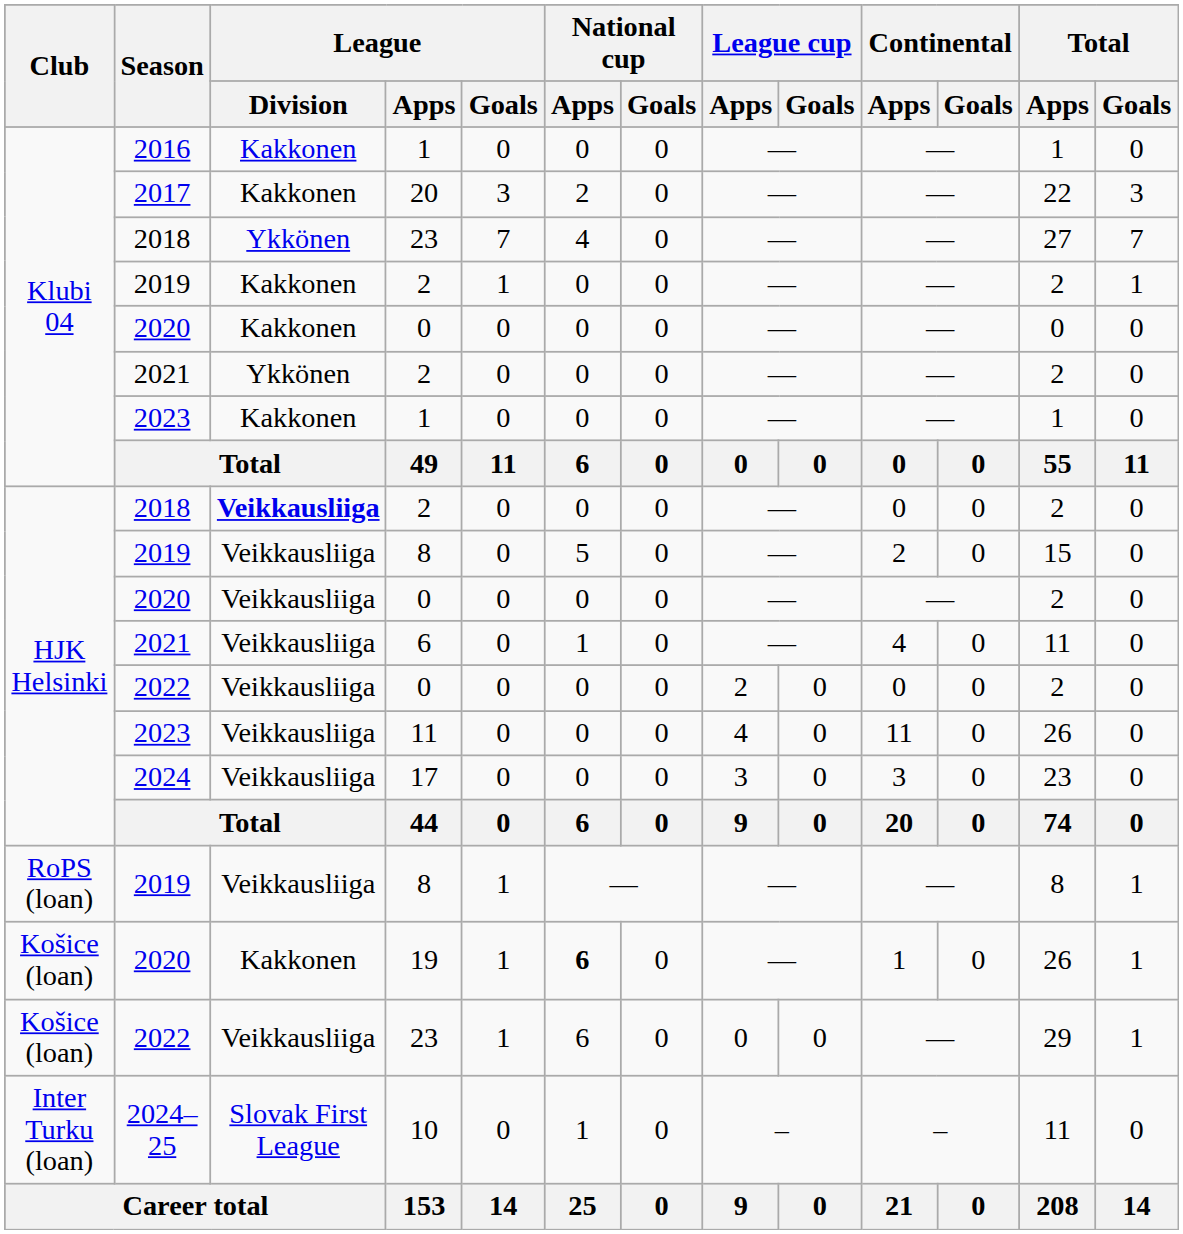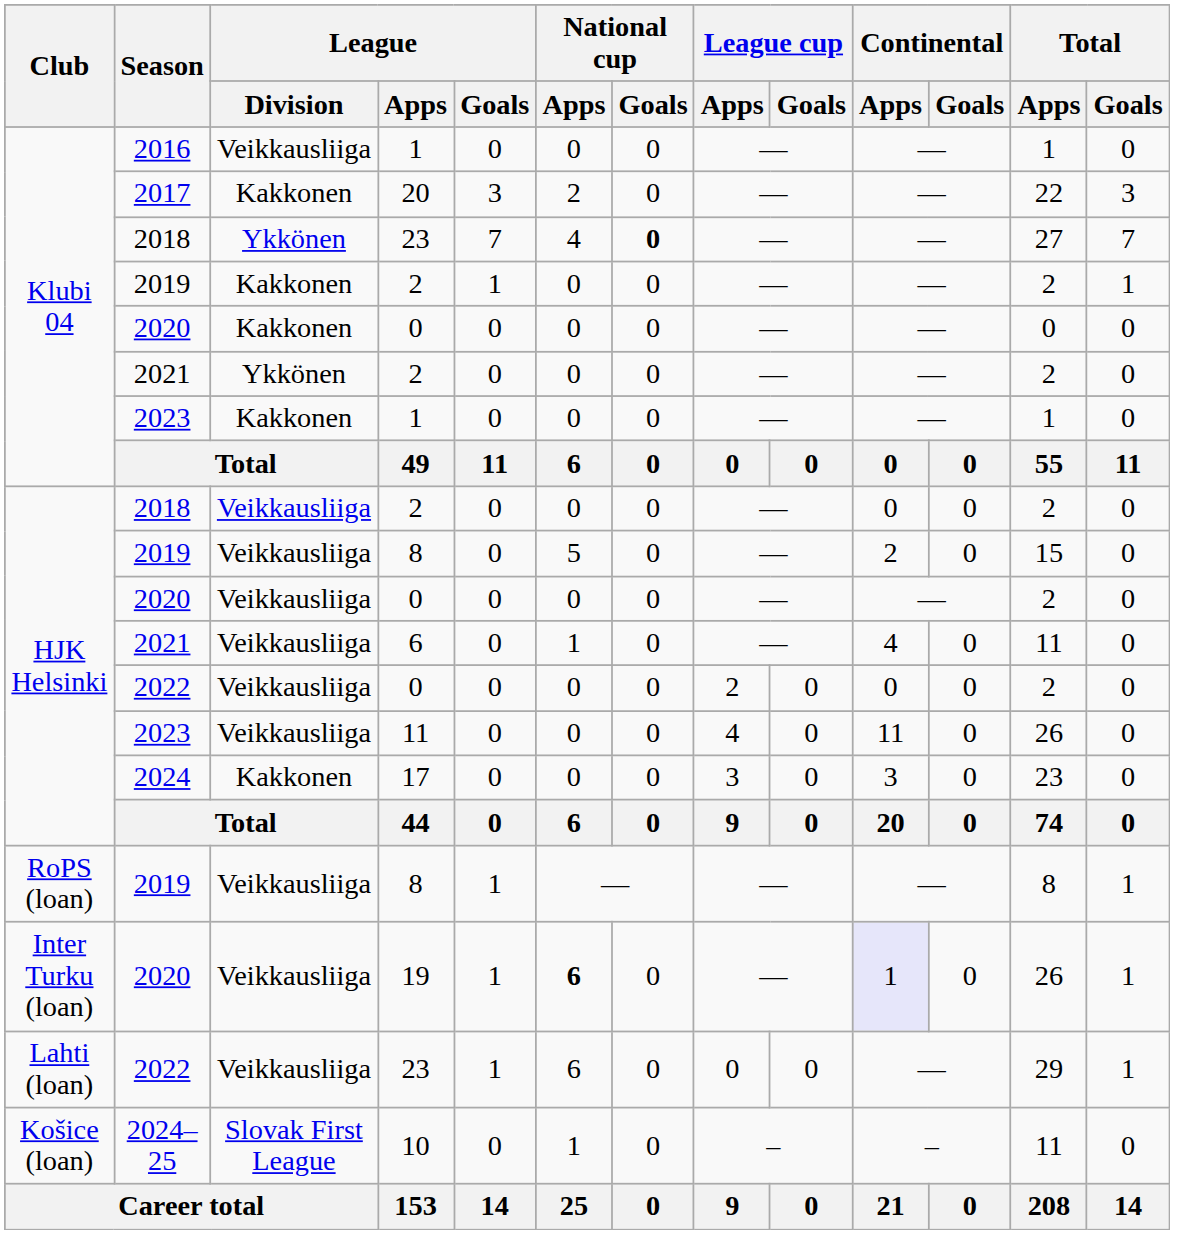(298, 148) Kakkonen -> (294, 148) Veikkausliiga
(662, 238) normal -> (653, 238) bold
(298, 507) bold -> (294, 507) normal
(298, 777) Veikkausliiga -> (294, 777) Kakkonen
(59, 959) Košice (loan) -> (59, 975) Inter Turku (loan)
(298, 959) Kakkonen -> (294, 975) Veikkausliiga
(899, 959) no background -> (891, 975) lavender background
(59, 1036) Košice (loan) -> (59, 1068) Lahti (loan)
(59, 1129) Inter Turku (loan) -> (59, 1145) Košice (loan)
